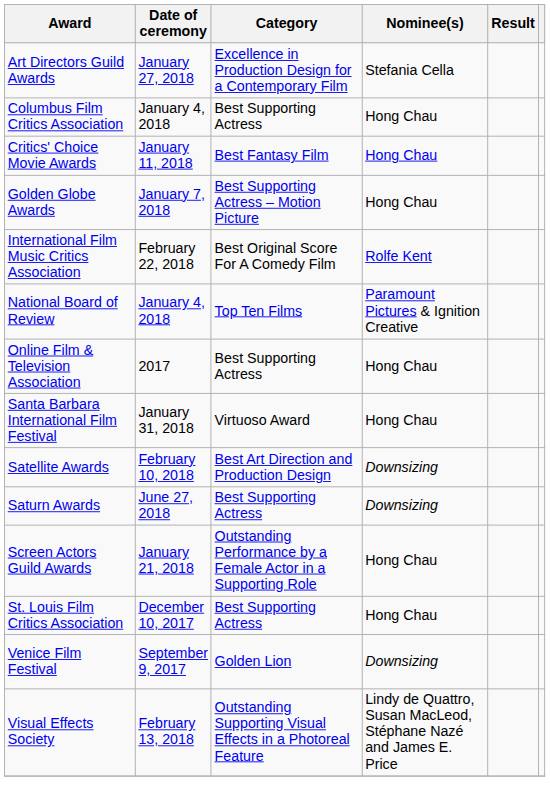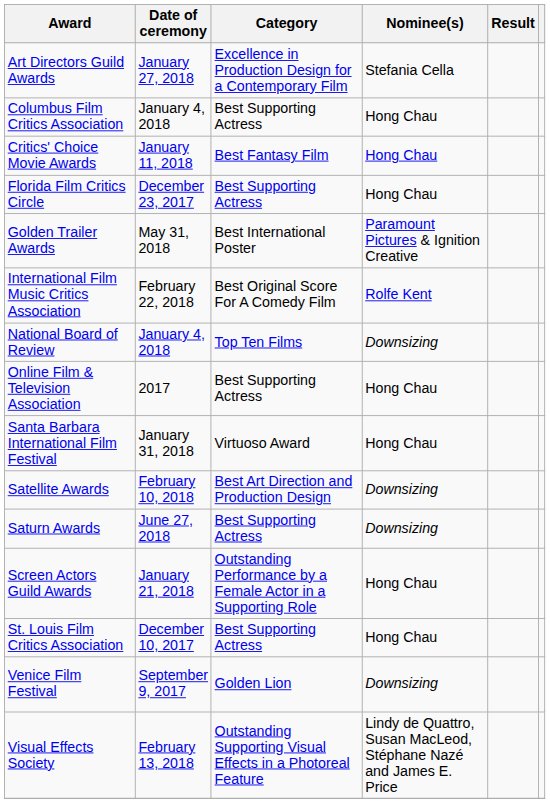+ row: (67, 194)
- row: (52, 202)
+ row: (52, 240)
(423, 311) Paramount Pictures & Ignition Creative -> (402, 342) Downsizing
